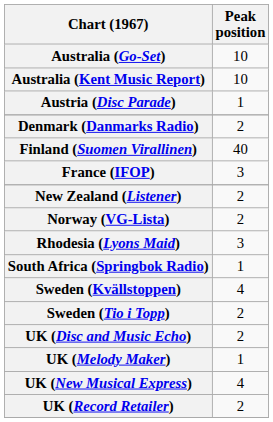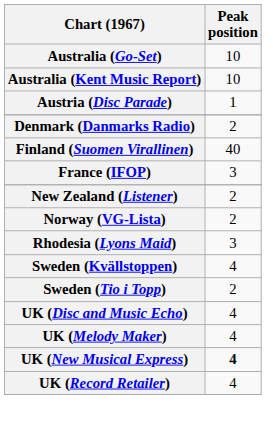- row: (108, 266)
(240, 336) 2 -> (233, 312) 4
(240, 359) 1 -> (233, 336) 4
(240, 382) normal -> (233, 359) bold
(240, 406) 2 -> (233, 382) 4
